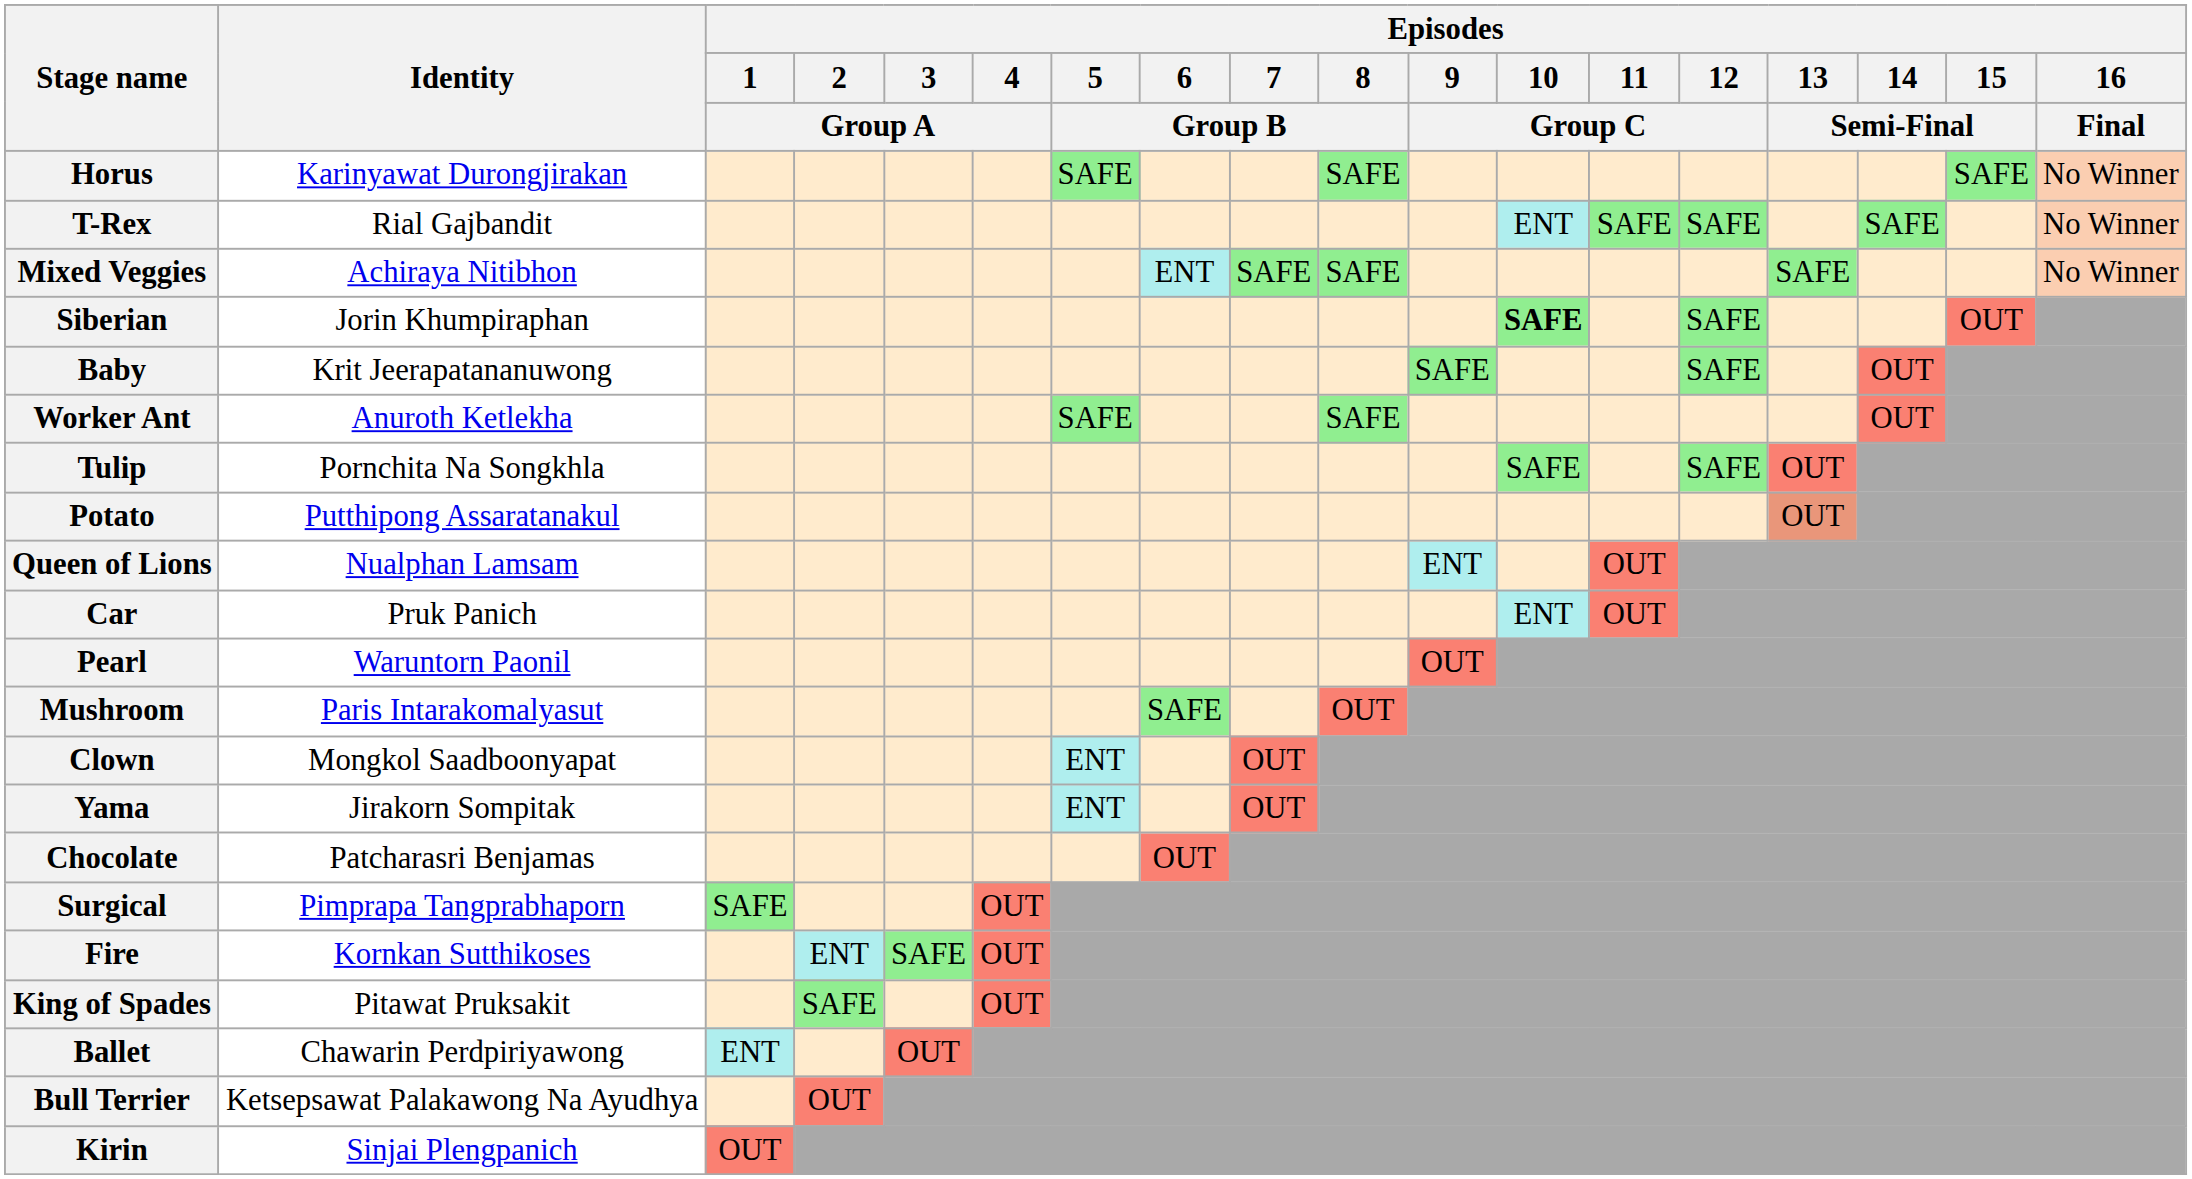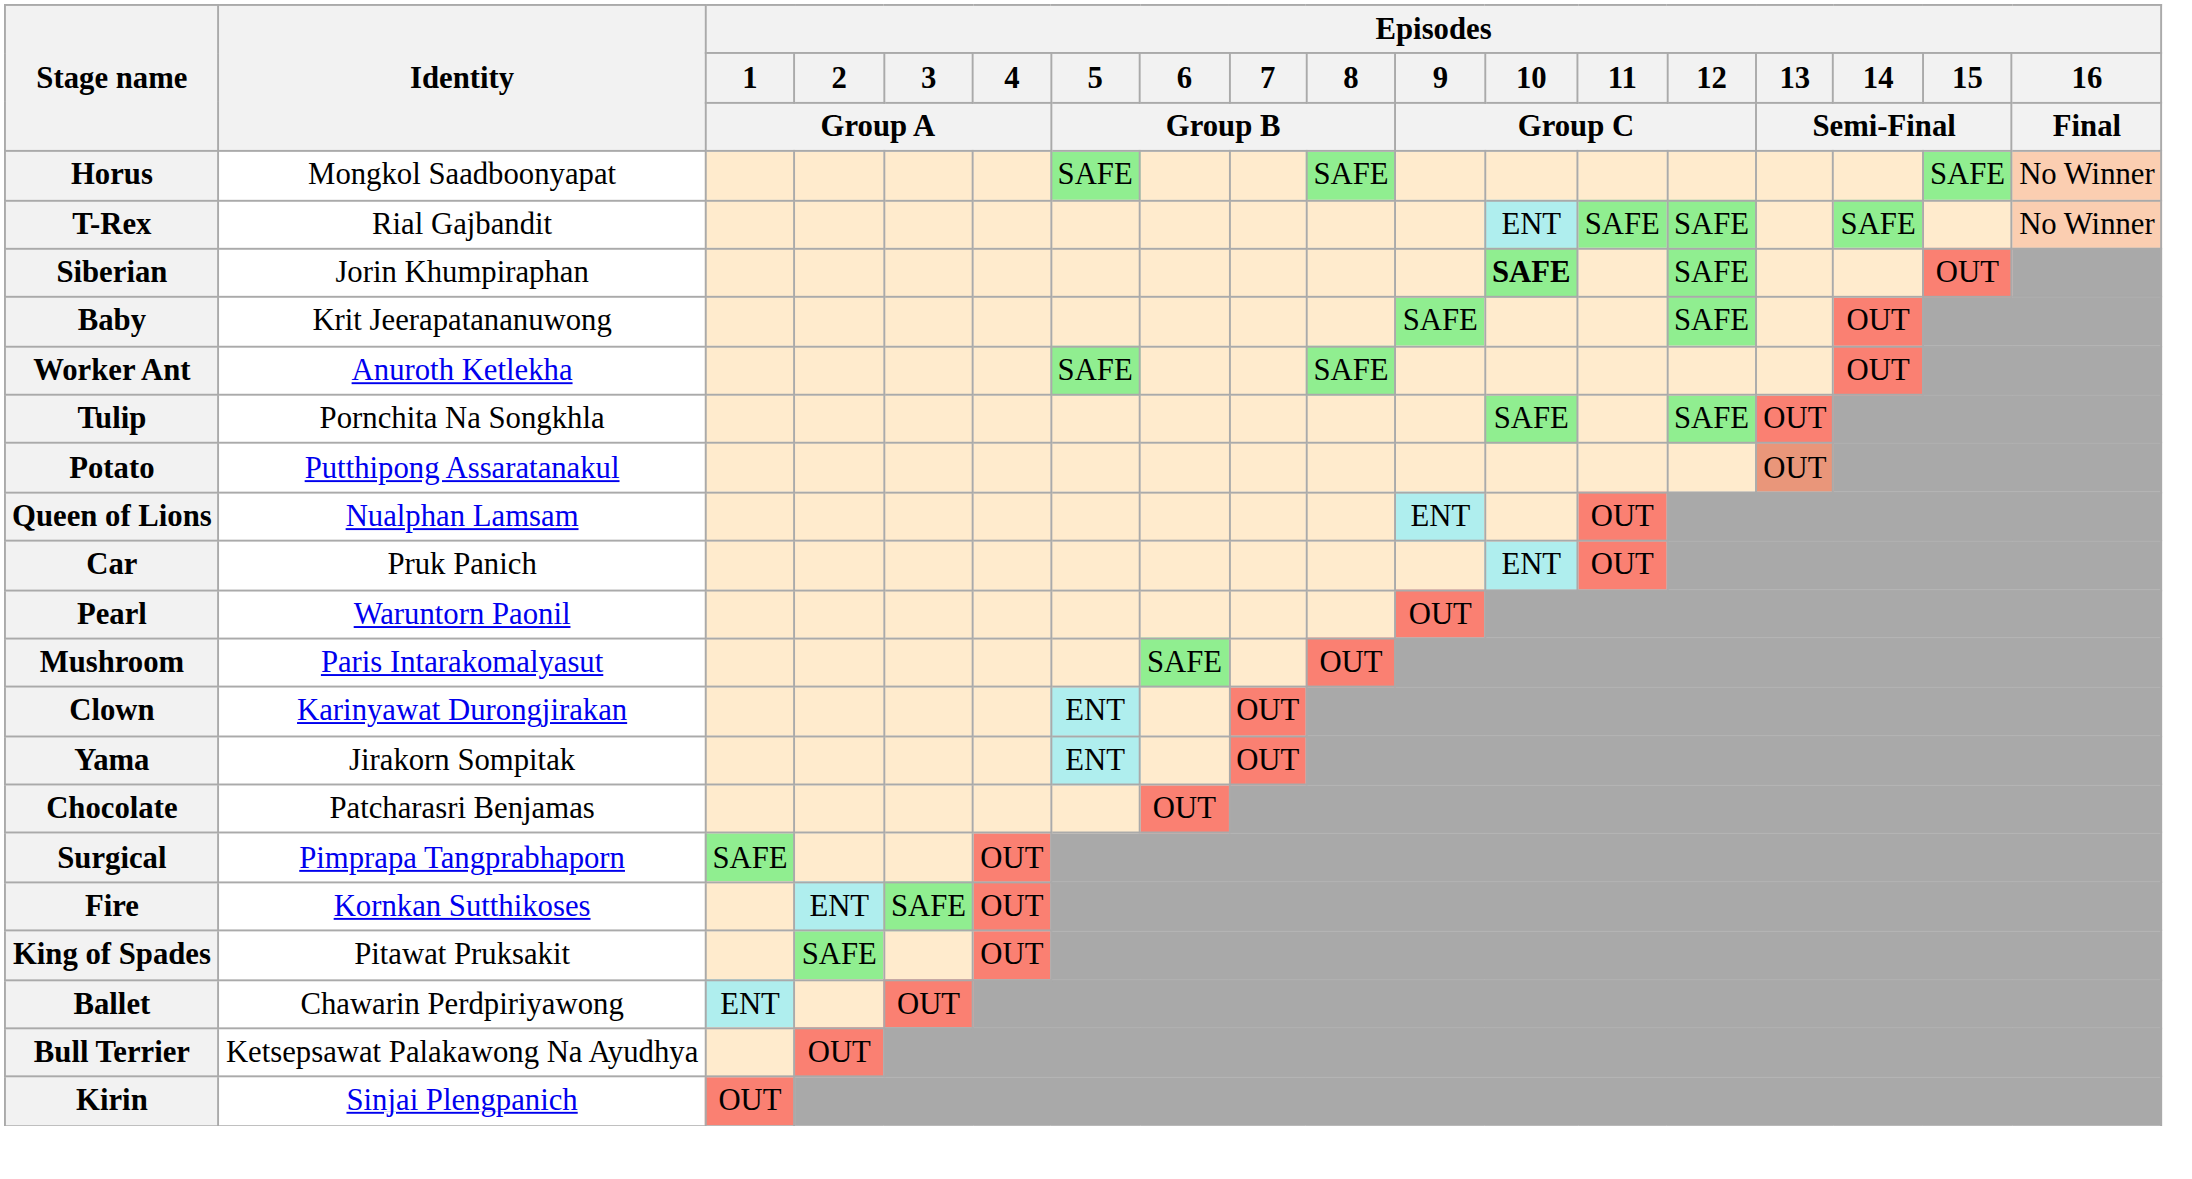(462, 175) Karinyawat Durongjirakan -> (462, 175) Mongkol Saadboonyapat
- row: (112, 272)
(462, 759) Mongkol Saadboonyapat -> (462, 710) Karinyawat Durongjirakan
